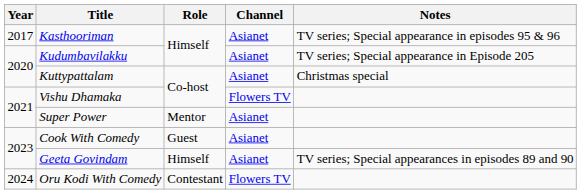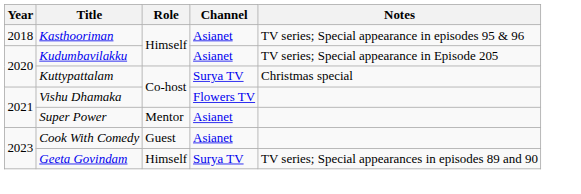(20, 35) 2017 -> (20, 35) 2018
(249, 76) Asianet -> (218, 76) Surya TV
(249, 158) Asianet -> (218, 158) Surya TV
- row: (100, 179)
